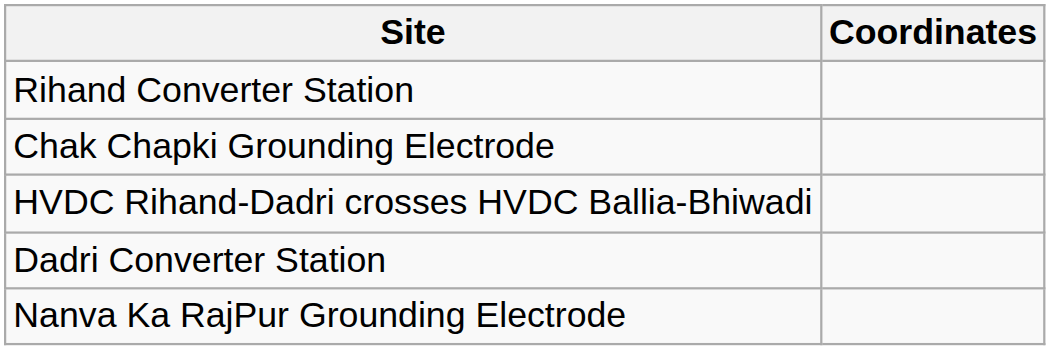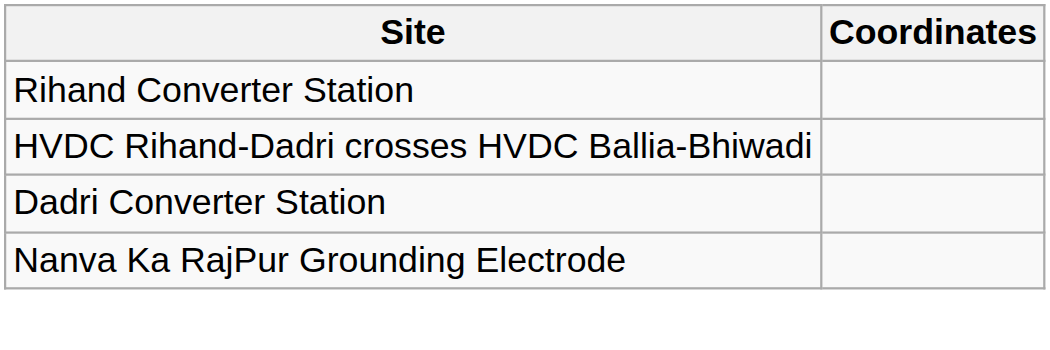- row: (284, 145)
